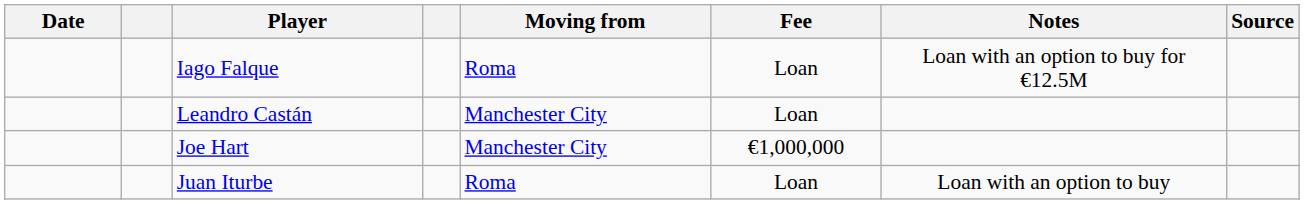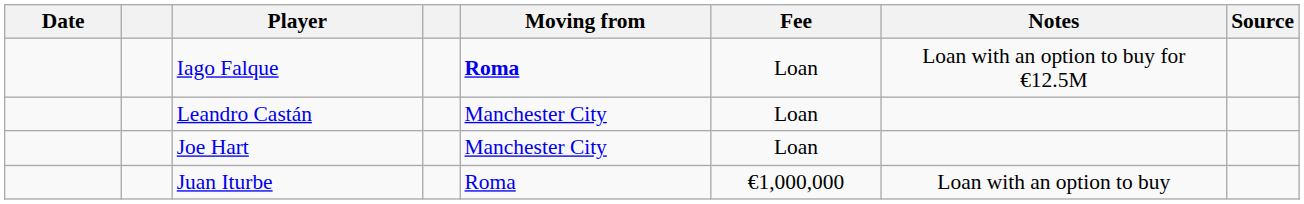(490, 67) normal -> (492, 67) bold
(796, 147) €1,000,000 -> (796, 147) Loan
(796, 181) Loan -> (796, 181) €1,000,000
